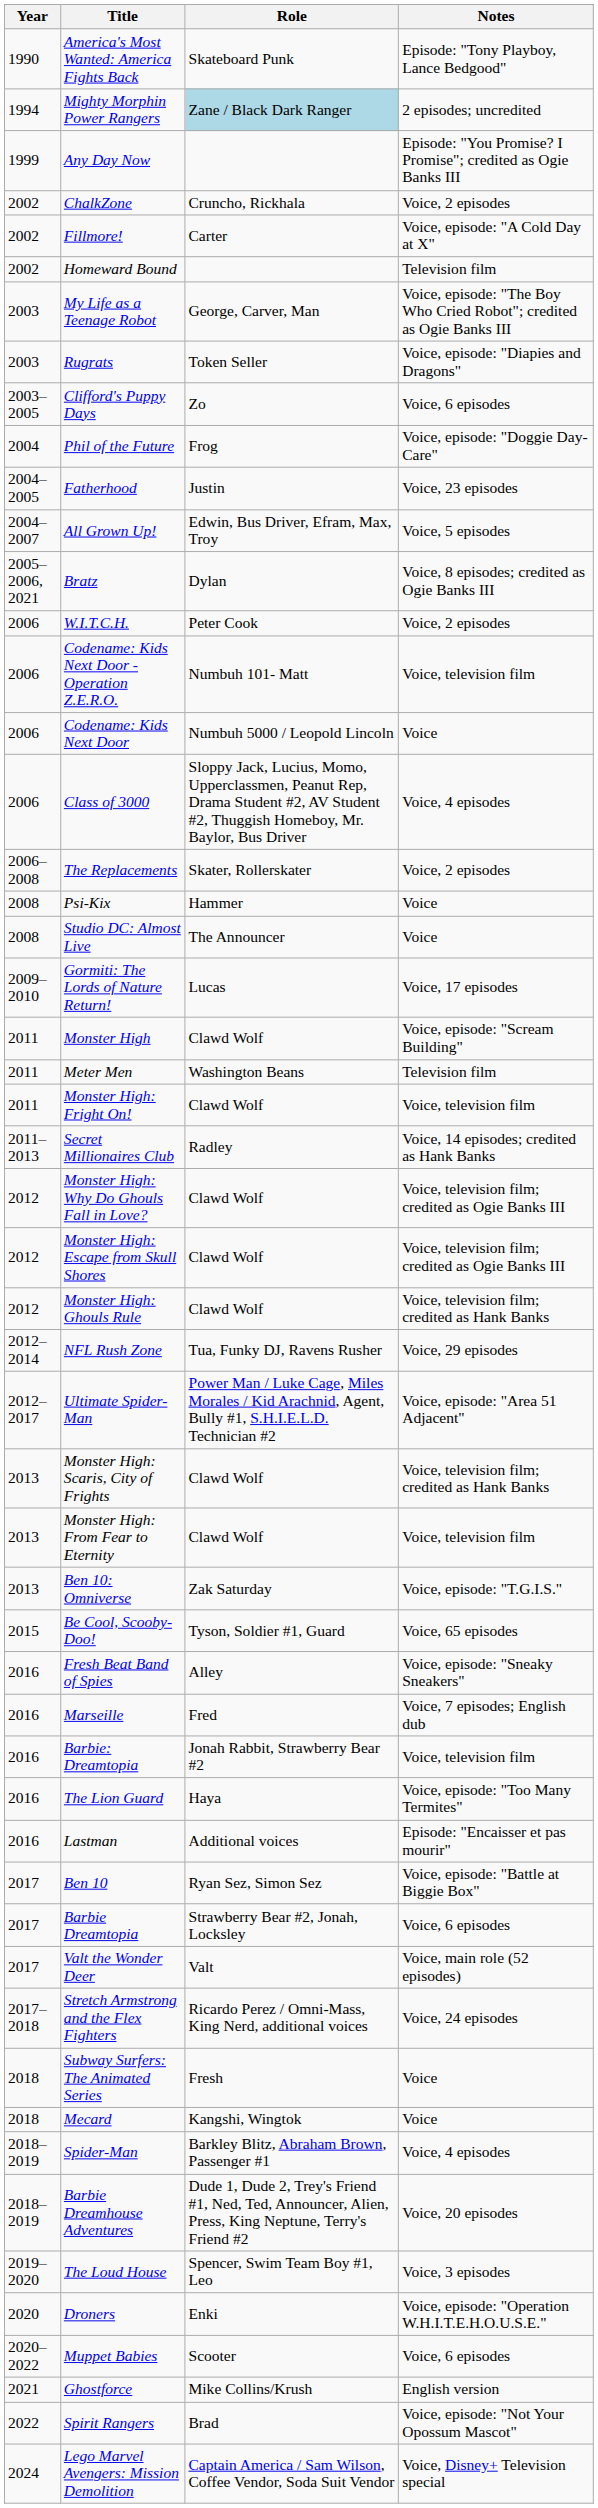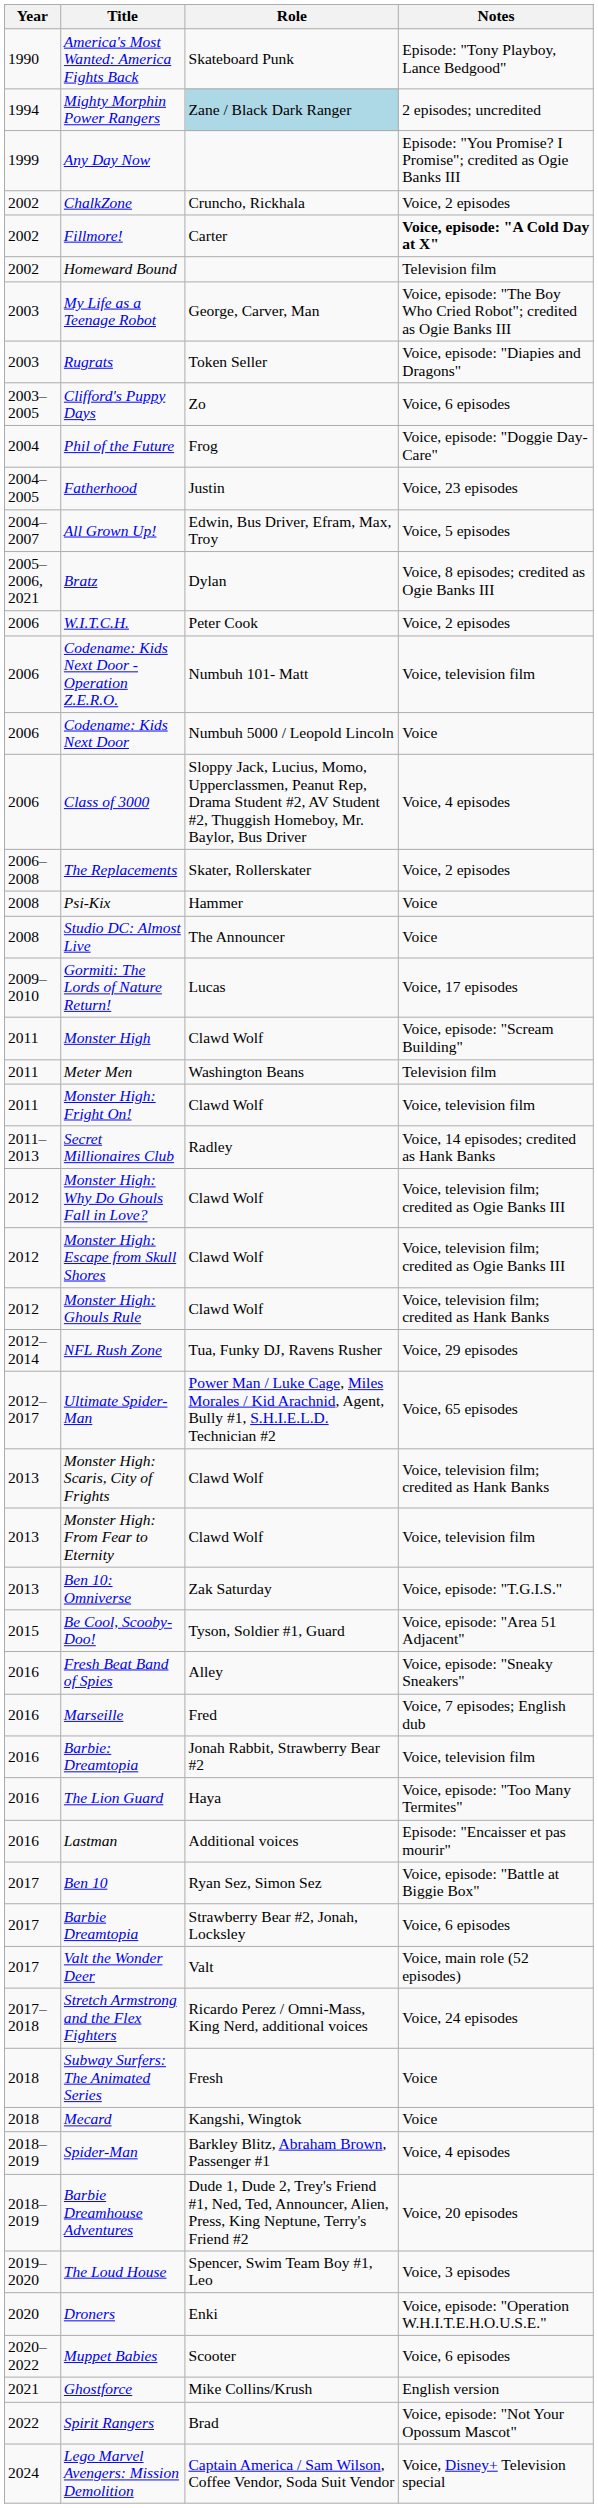(492, 235) normal -> (496, 235) bold
(479, 1409) Voice, episode: "Area 51 Adjacent" -> (460, 1409) Voice, 65 episodes
(460, 1630) Voice, 65 episodes -> (479, 1630) Voice, episode: "Area 51 Adjacent"
